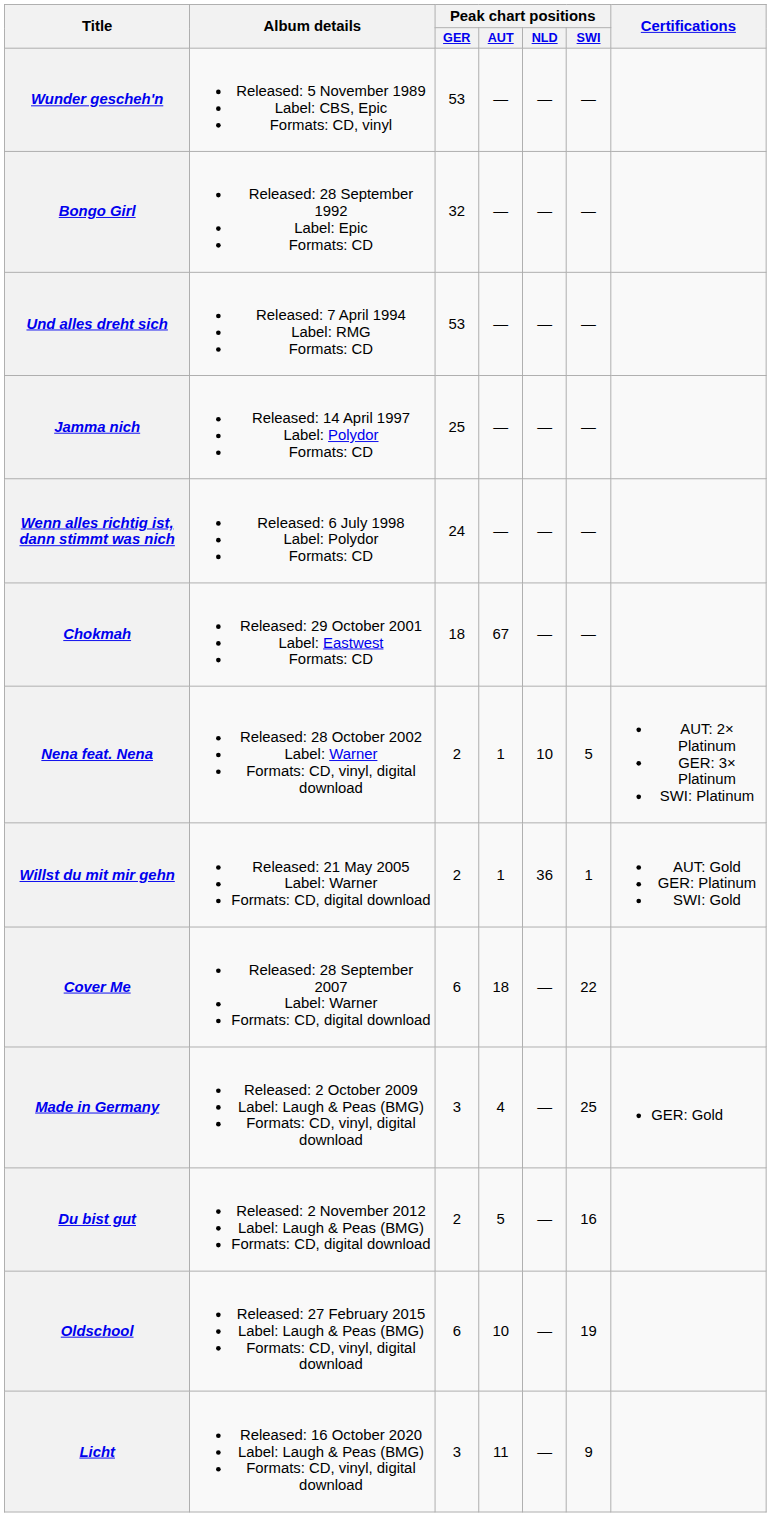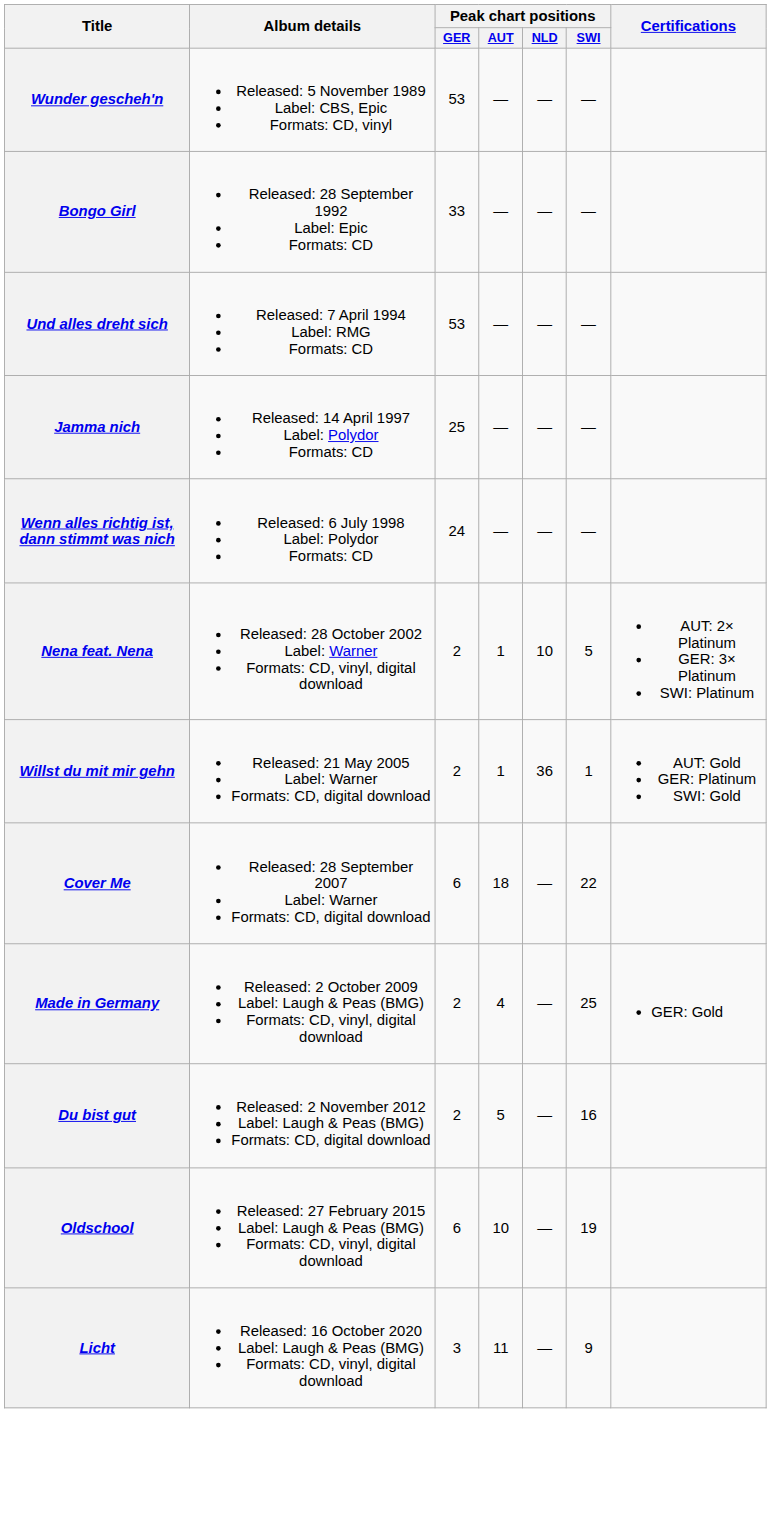(457, 211) 32 -> (457, 211) 33
- row: (97, 634)
(457, 1107) 3 -> (457, 1003) 2
